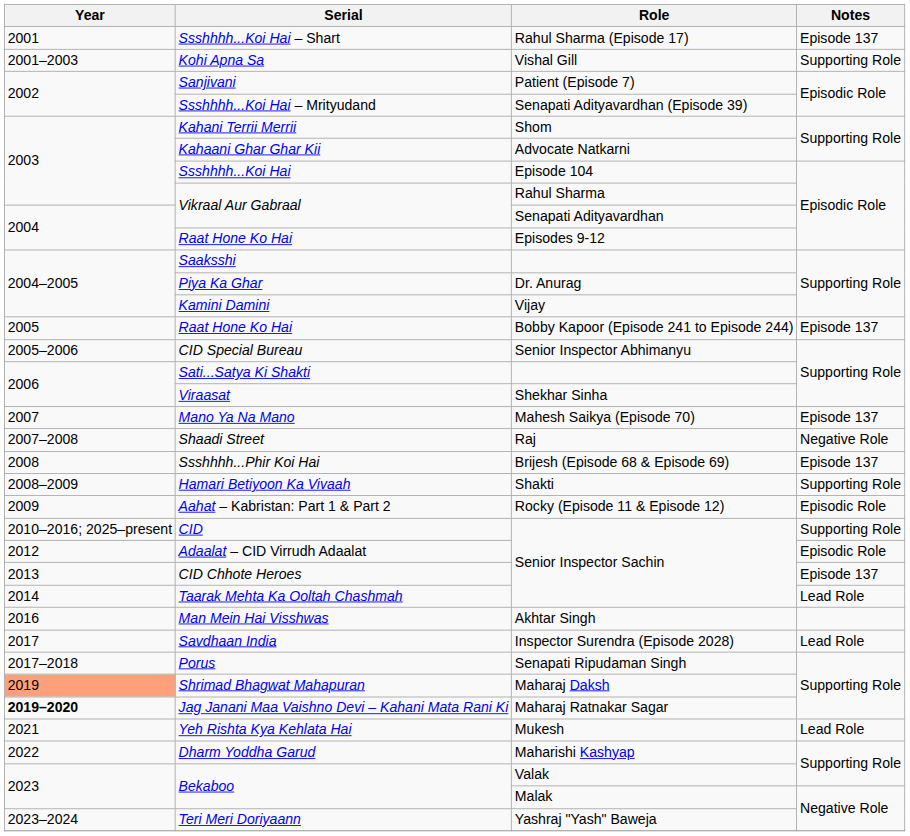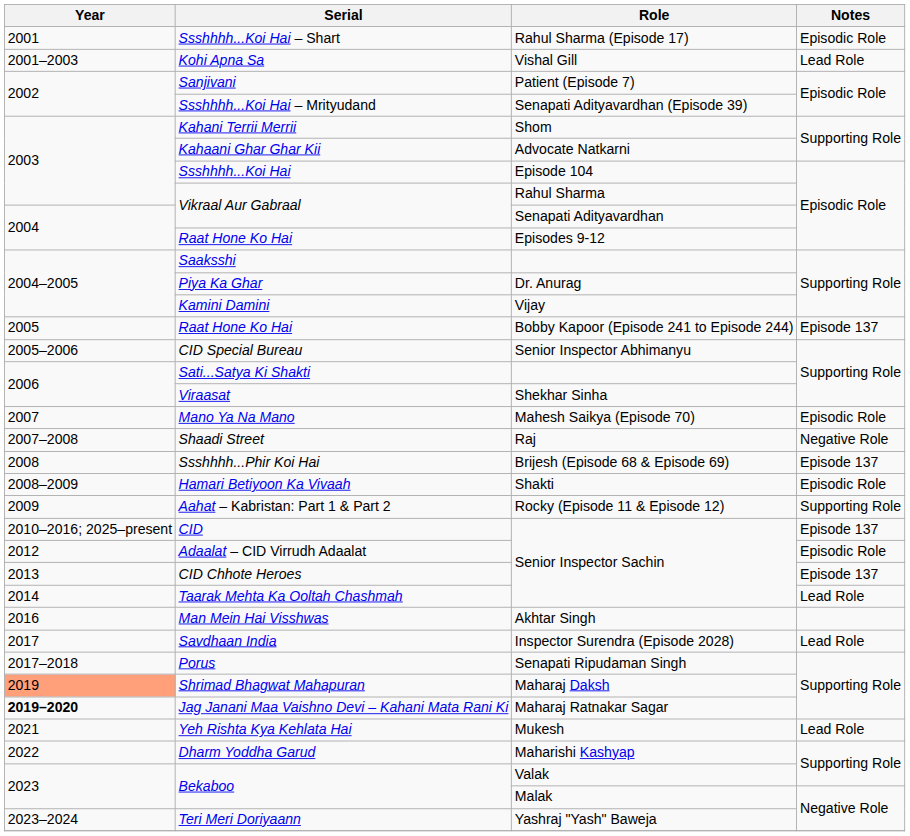(839, 37) Episode 137 -> (843, 37) Episodic Role
(851, 60) Supporting Role -> (832, 60) Lead Role
(839, 417) Episode 137 -> (843, 417) Episodic Role
(851, 484) Supporting Role -> (843, 484) Episodic Role
(843, 506) Episodic Role -> (851, 506) Supporting Role
(851, 529) Supporting Role -> (839, 529) Episode 137
